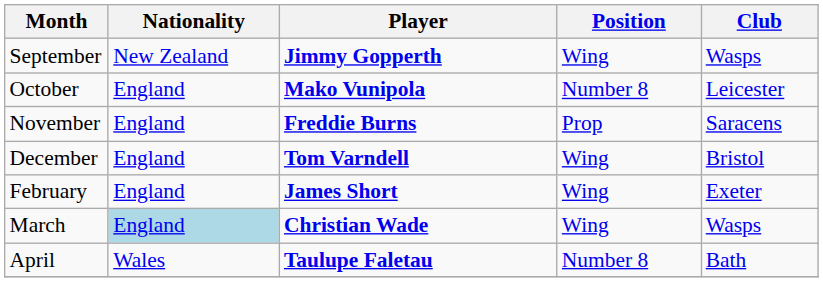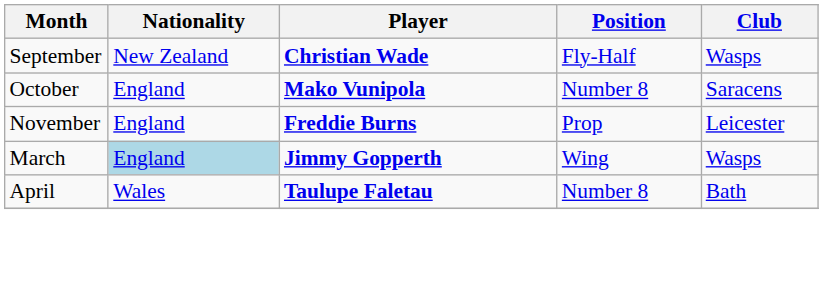(363, 55) Jimmy Gopperth -> (356, 55) Christian Wade
(585, 55) Wing -> (599, 55) Fly-Half
(745, 89) Leicester -> (744, 89) Saracens
(744, 123) Saracens -> (745, 123) Leicester
- row: (54, 157)
- row: (48, 191)
(356, 225) Christian Wade -> (363, 157) Jimmy Gopperth
